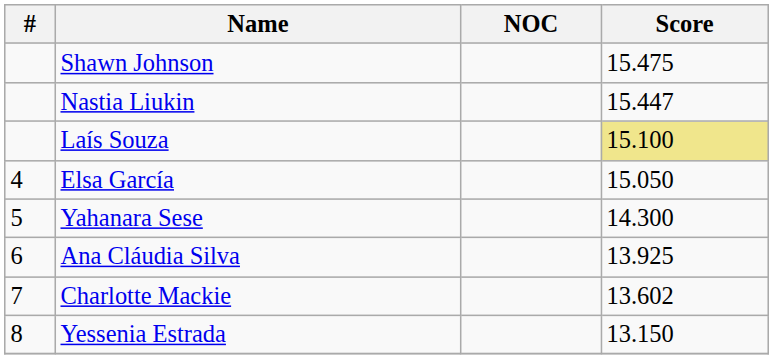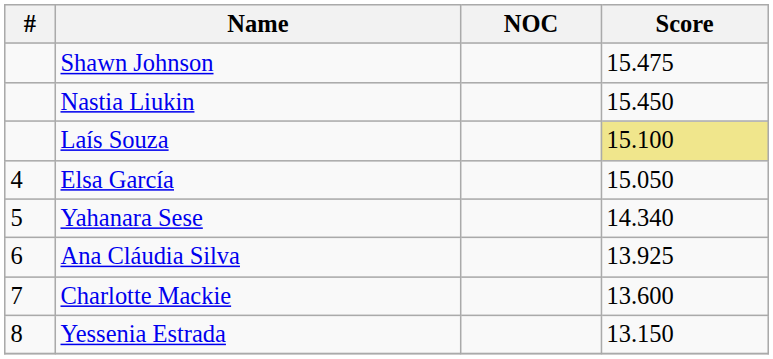(640, 101) 15.447 -> (640, 101) 15.450
(640, 218) 14.300 -> (640, 218) 14.340
(640, 295) 13.602 -> (640, 295) 13.600
